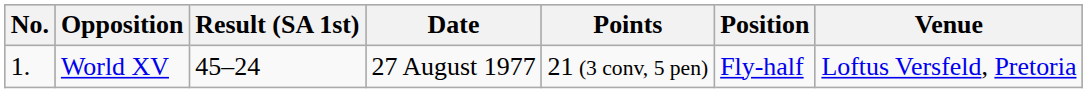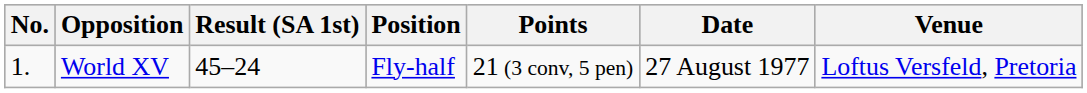columns swapped: (765, 25) <-> (454, 25)
